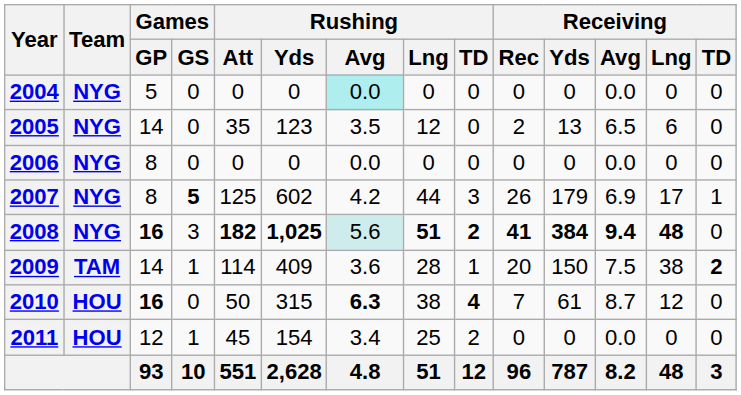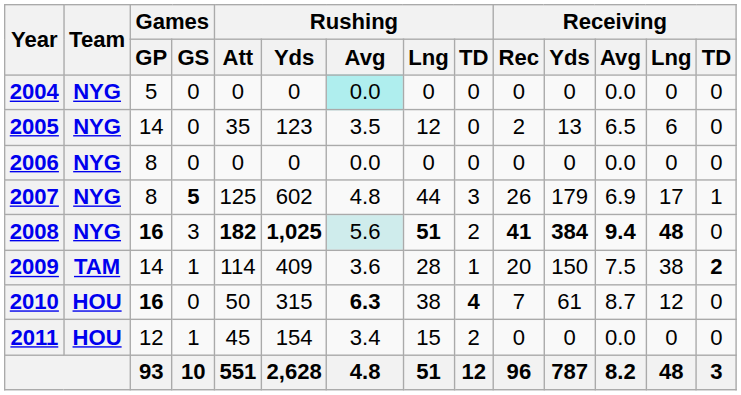(365, 197) 4.2 -> (365, 197) 4.8
(474, 232) bold -> (474, 232) normal
(429, 337) 25 -> (429, 337) 15
